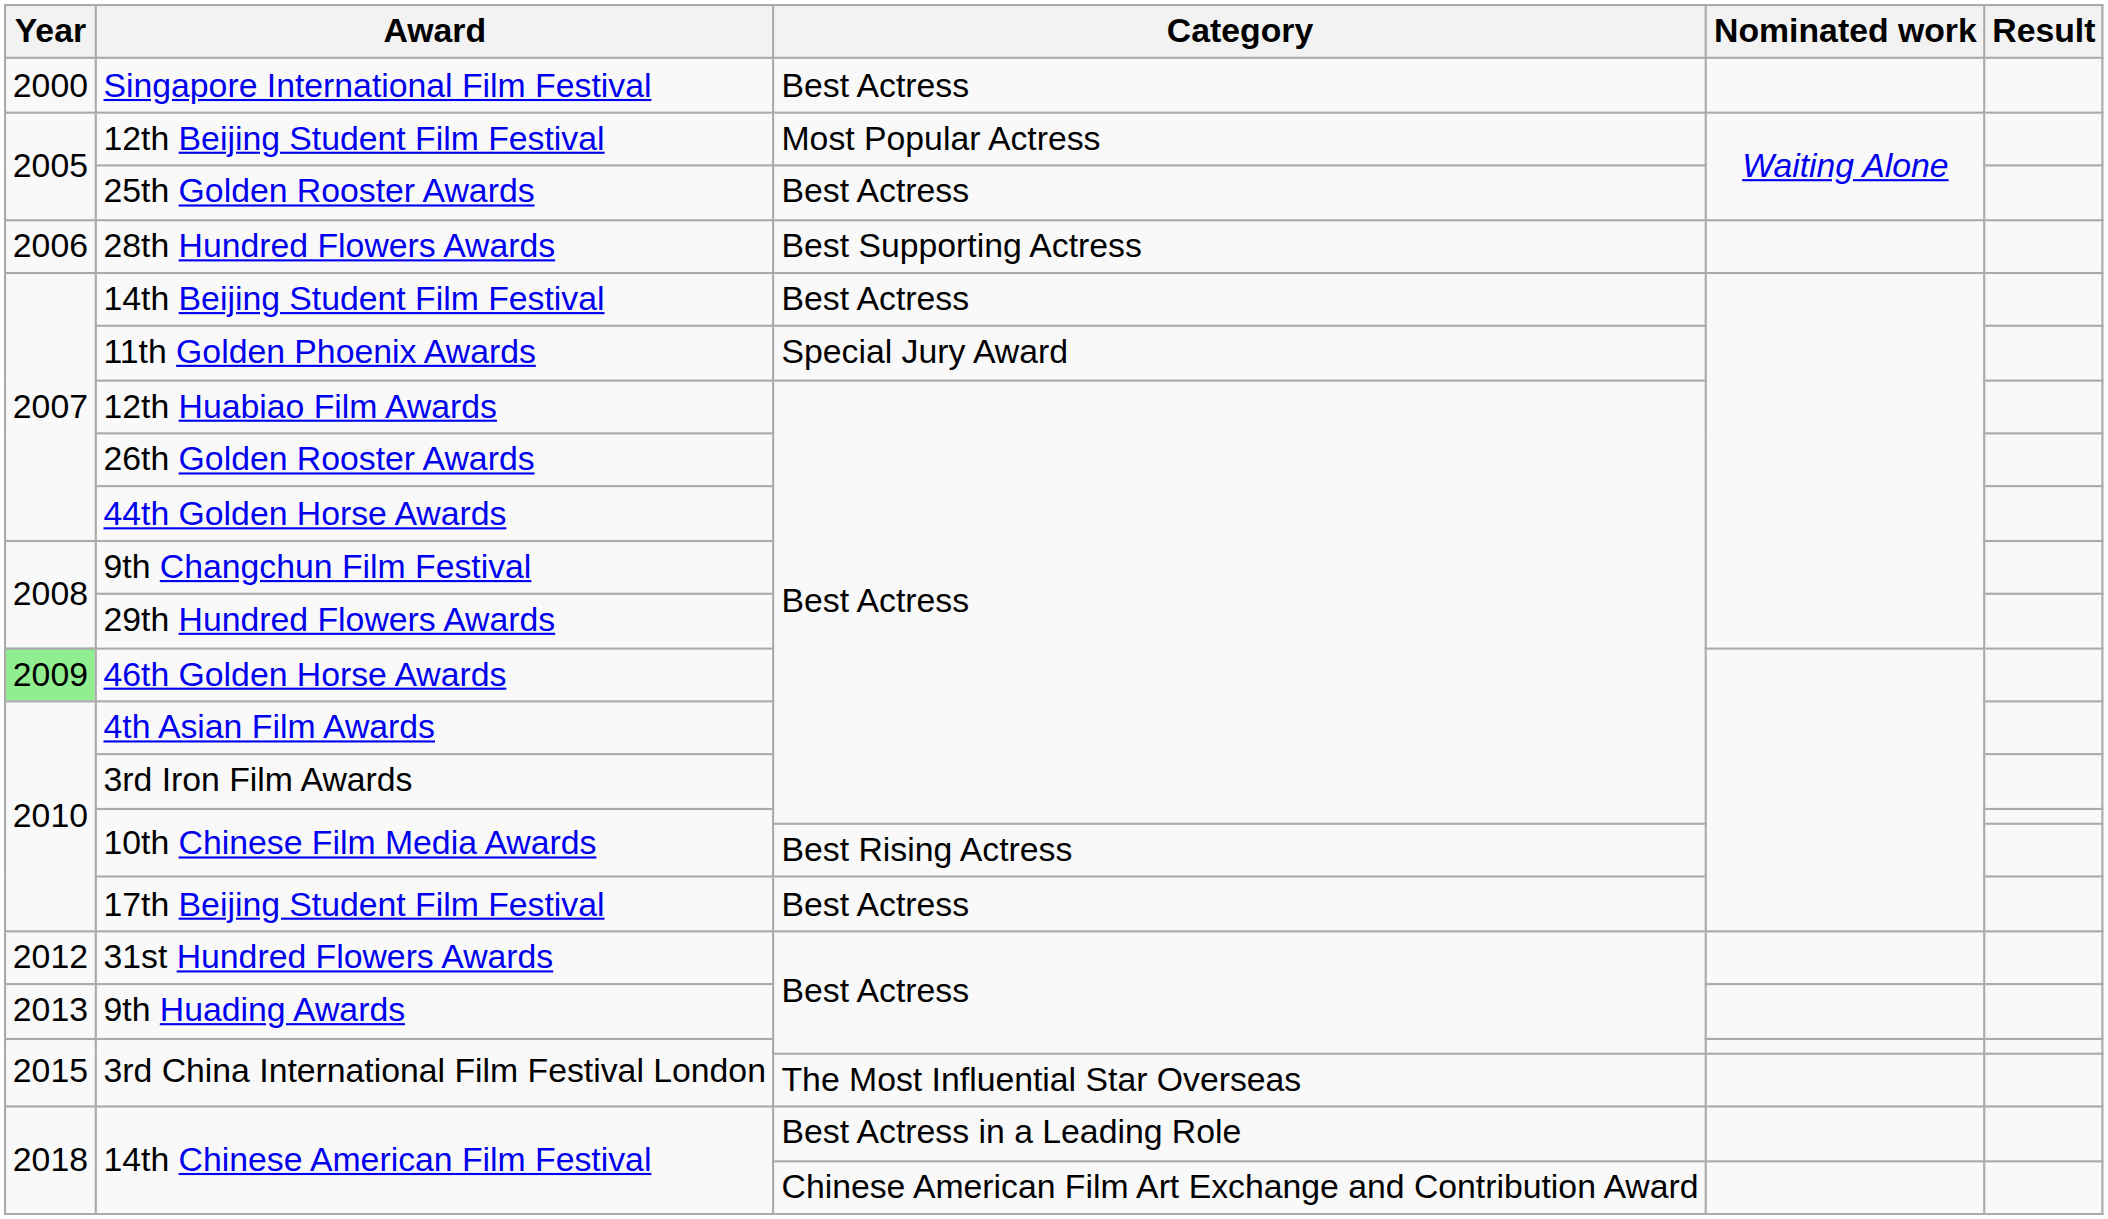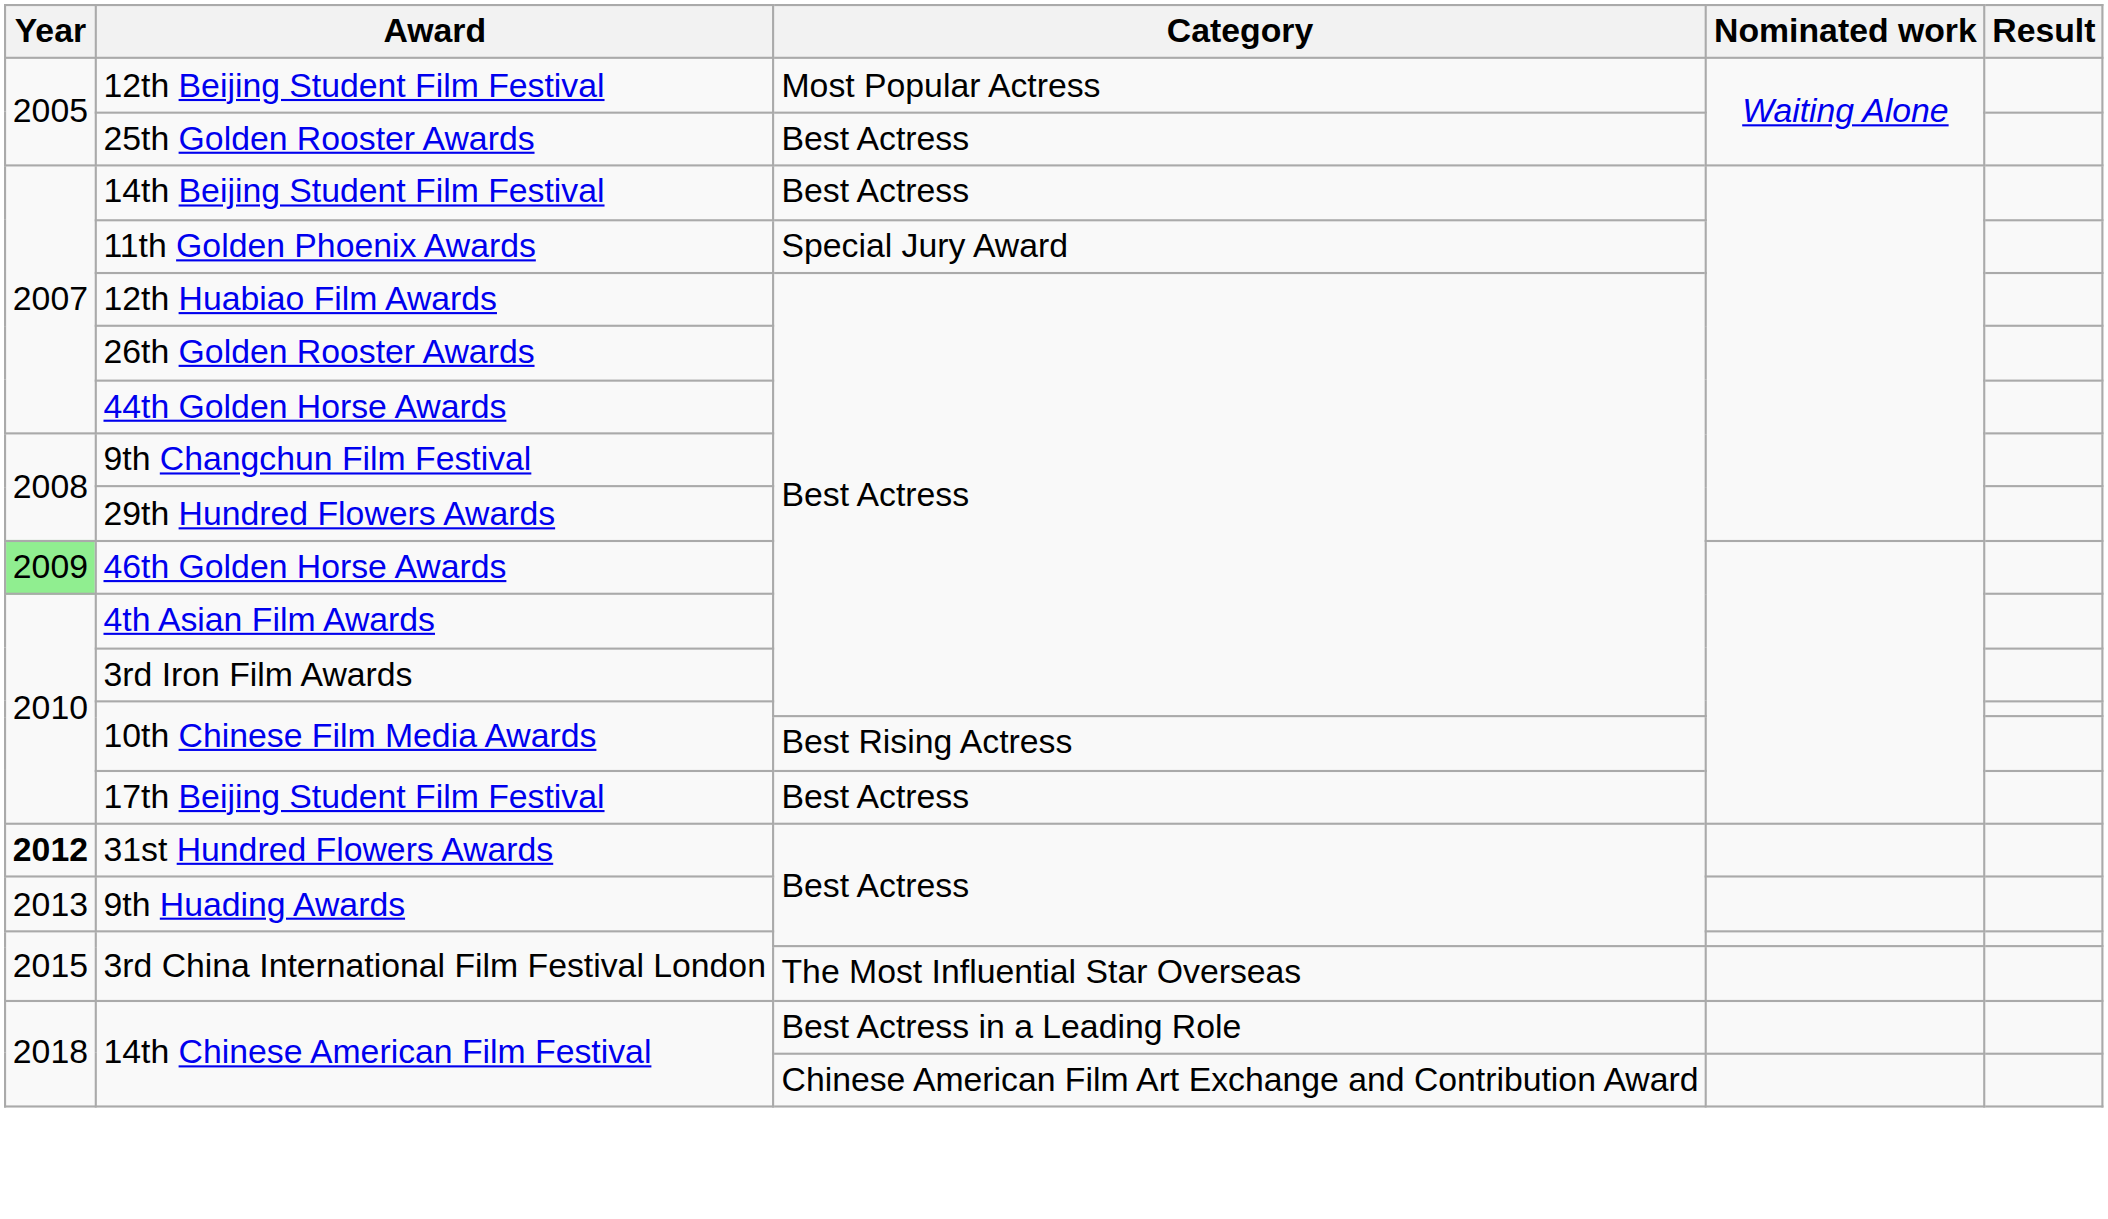- row: (377, 84)
- row: (329, 245)
(50, 957) normal -> (50, 849) bold
